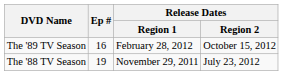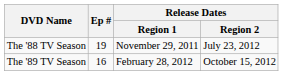rows swapped: (46, 62) <-> (46, 45)
